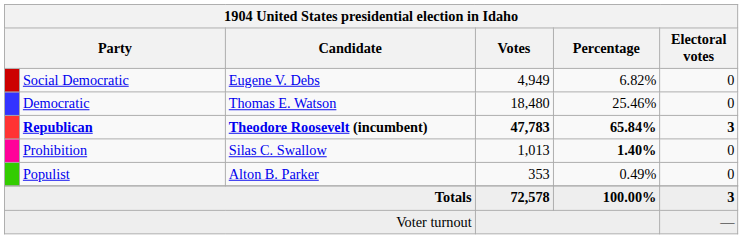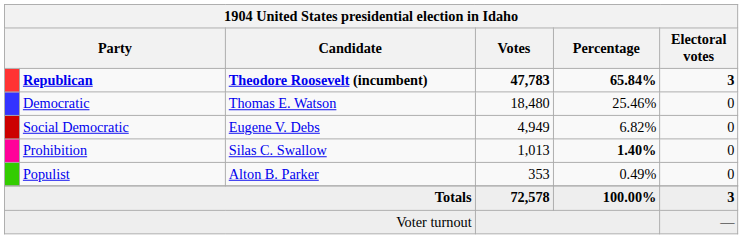rows swapped: (58, 127) <-> (76, 80)
